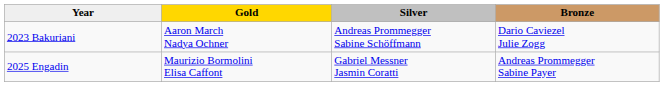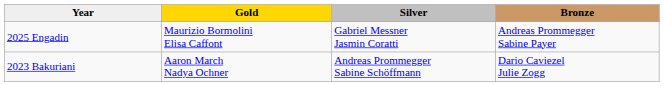rows swapped: (41, 36) <-> (38, 66)
